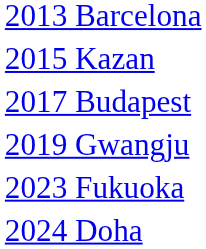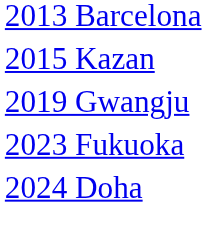- row: (98, 101)
